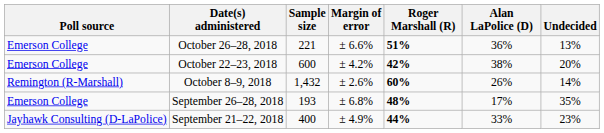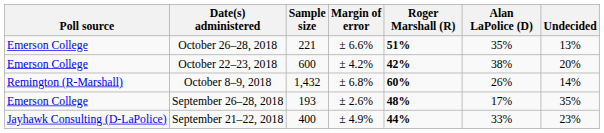(502, 45) 36% -> (502, 45) 35%
(356, 82) ± 2.6% -> (356, 82) ± 6.8%
(356, 100) ± 6.8% -> (356, 100) ± 2.6%
